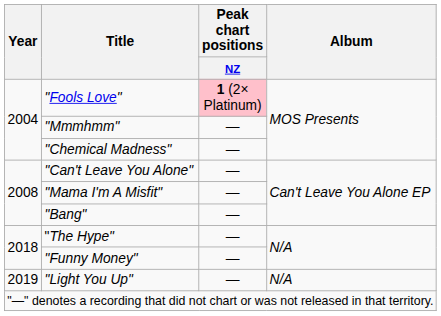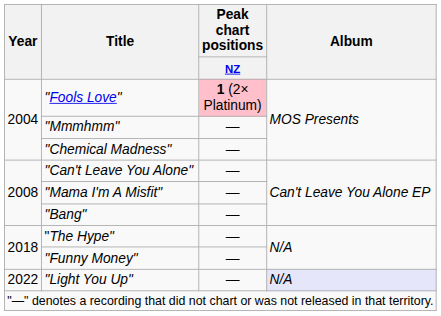(23, 280) 2019 -> (23, 280) 2022
(281, 280) no background -> (281, 280) lavender background
